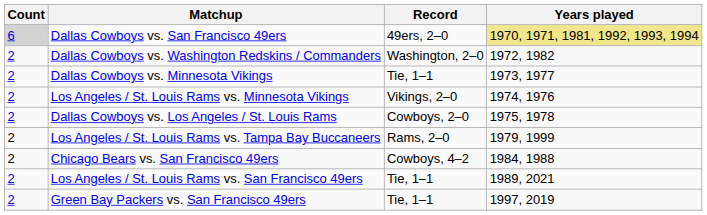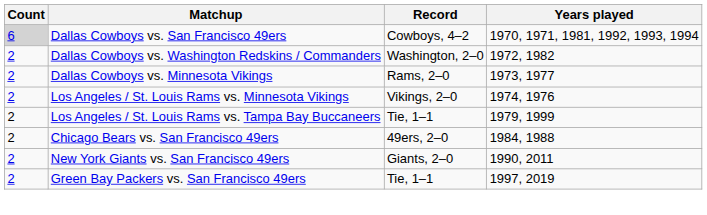(418, 35) 49ers, 2–0 -> (428, 35) Cowboys, 4–2
(594, 35) khaki background -> (594, 35) no background
(410, 76) Tie, 1–1 -> (418, 76) Rams, 2–0
- row: (194, 117)
(418, 138) Rams, 2–0 -> (410, 117) Tie, 1–1
(428, 158) Cowboys, 4–2 -> (418, 138) 49ers, 2–0
- row: (207, 179)
+ row: (170, 158)
